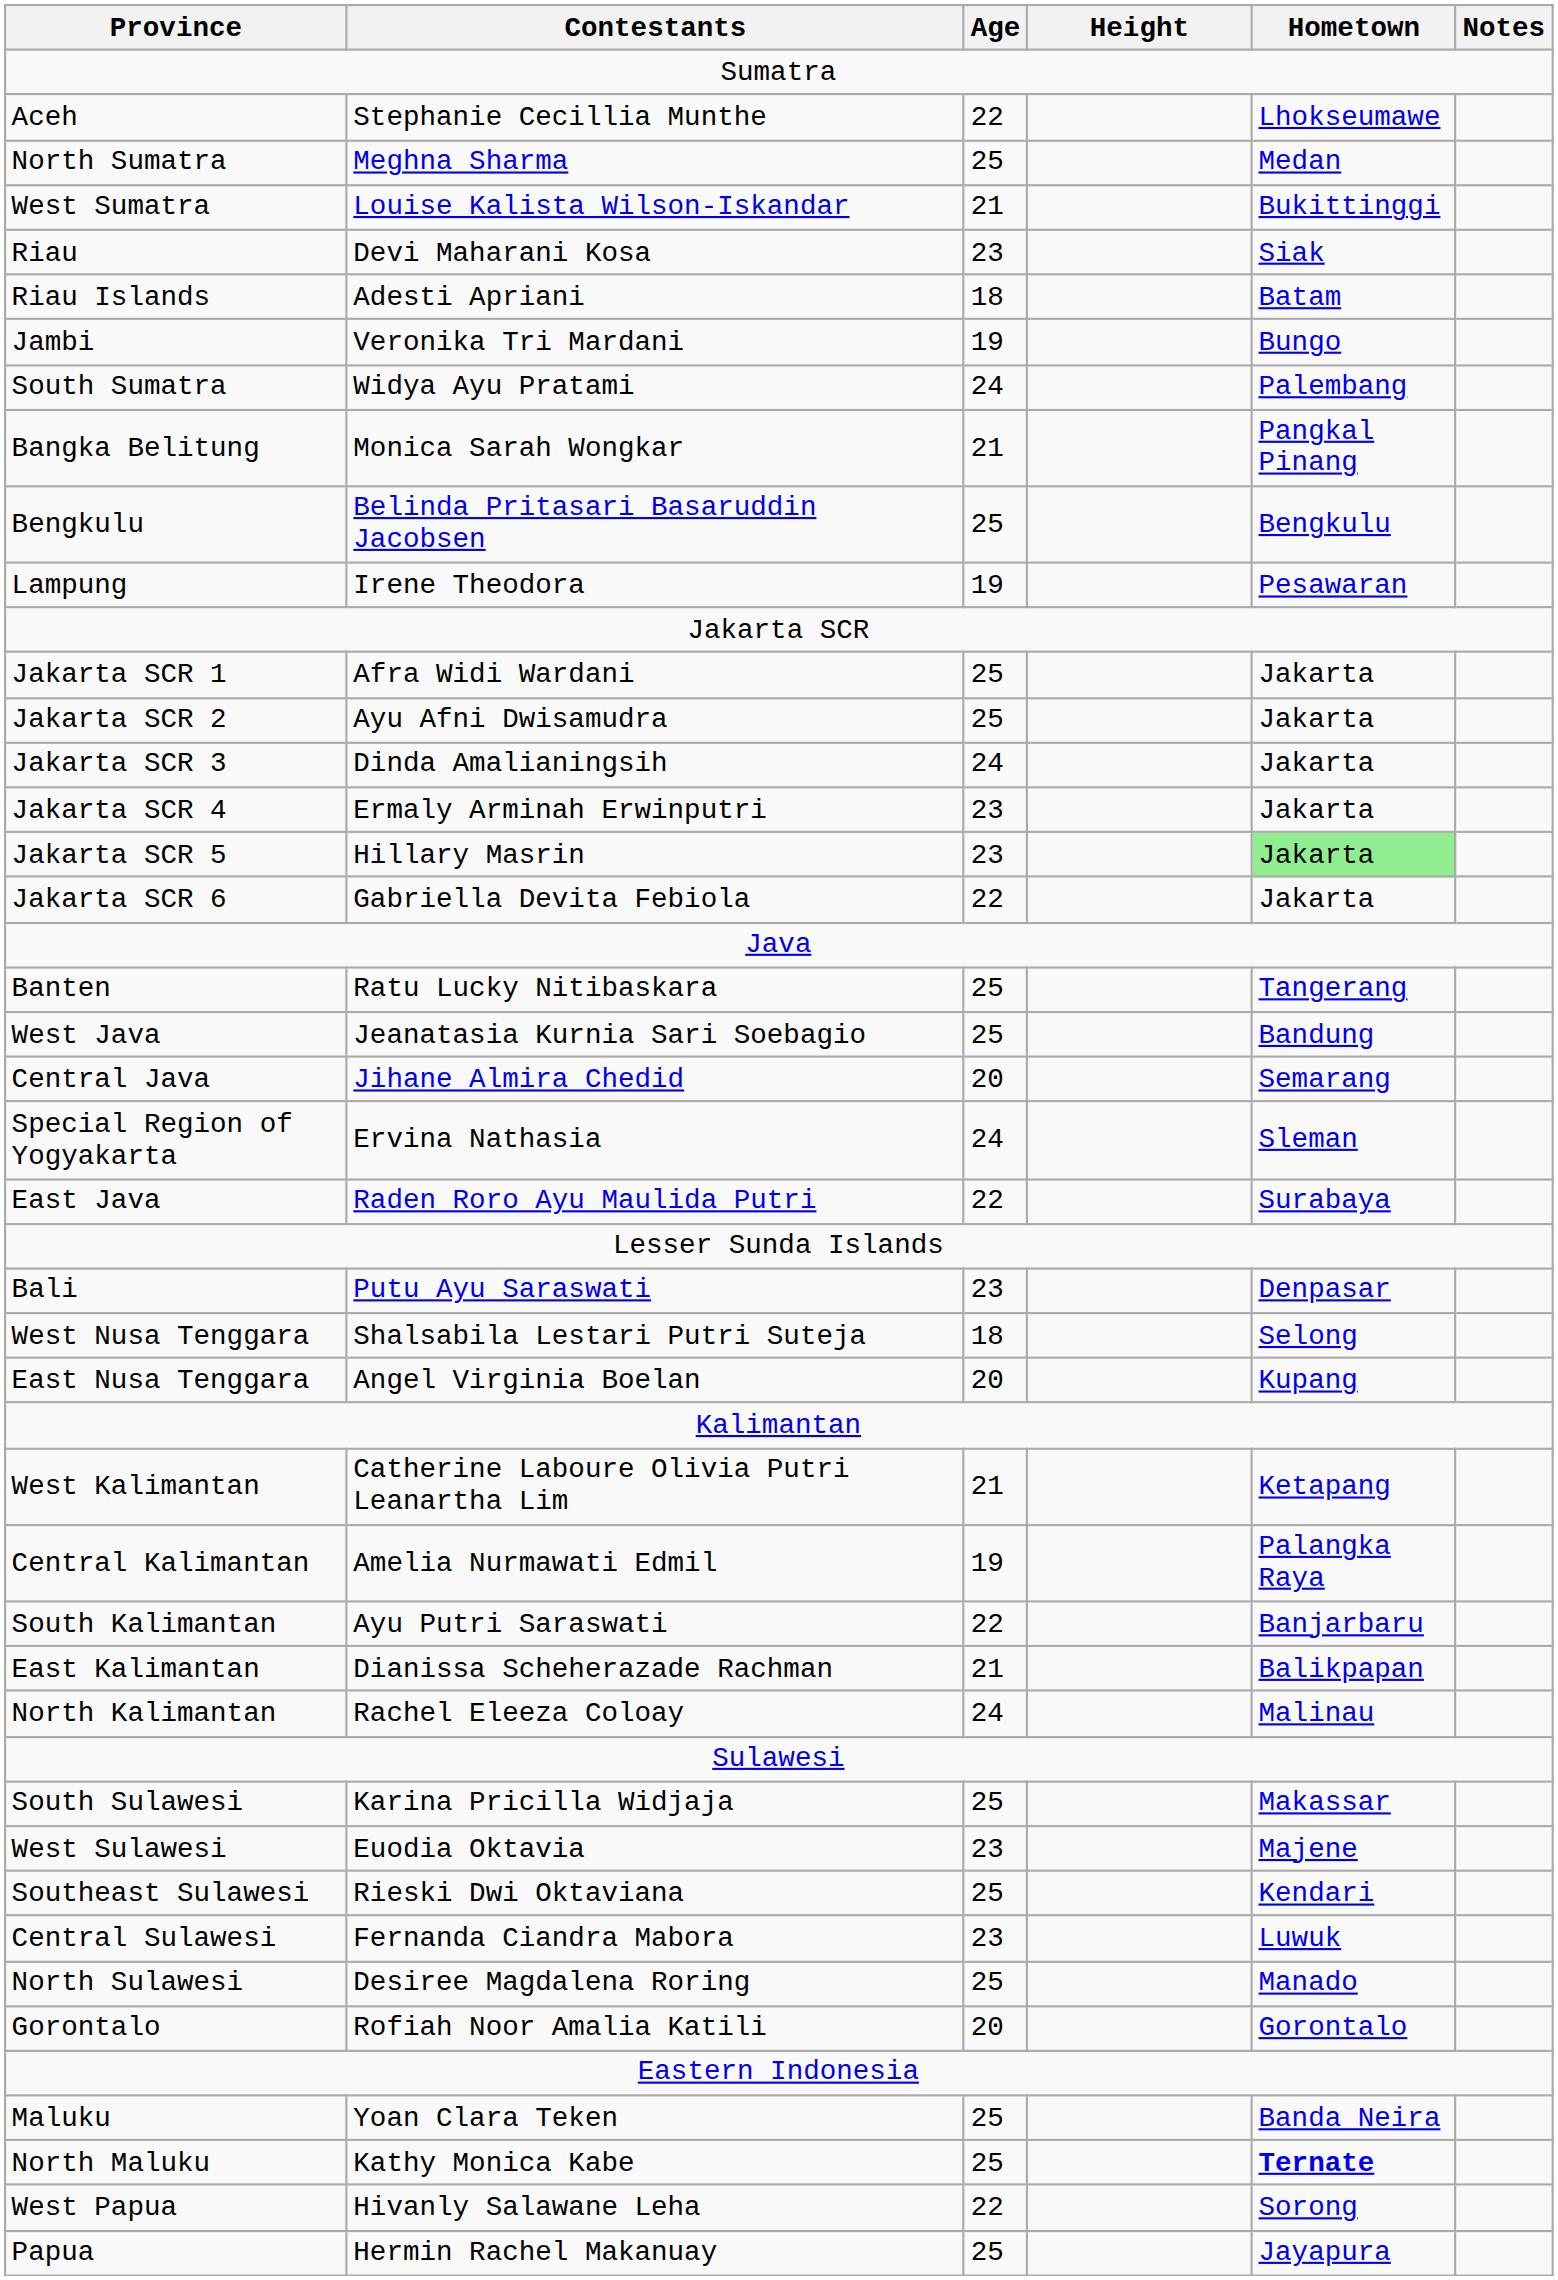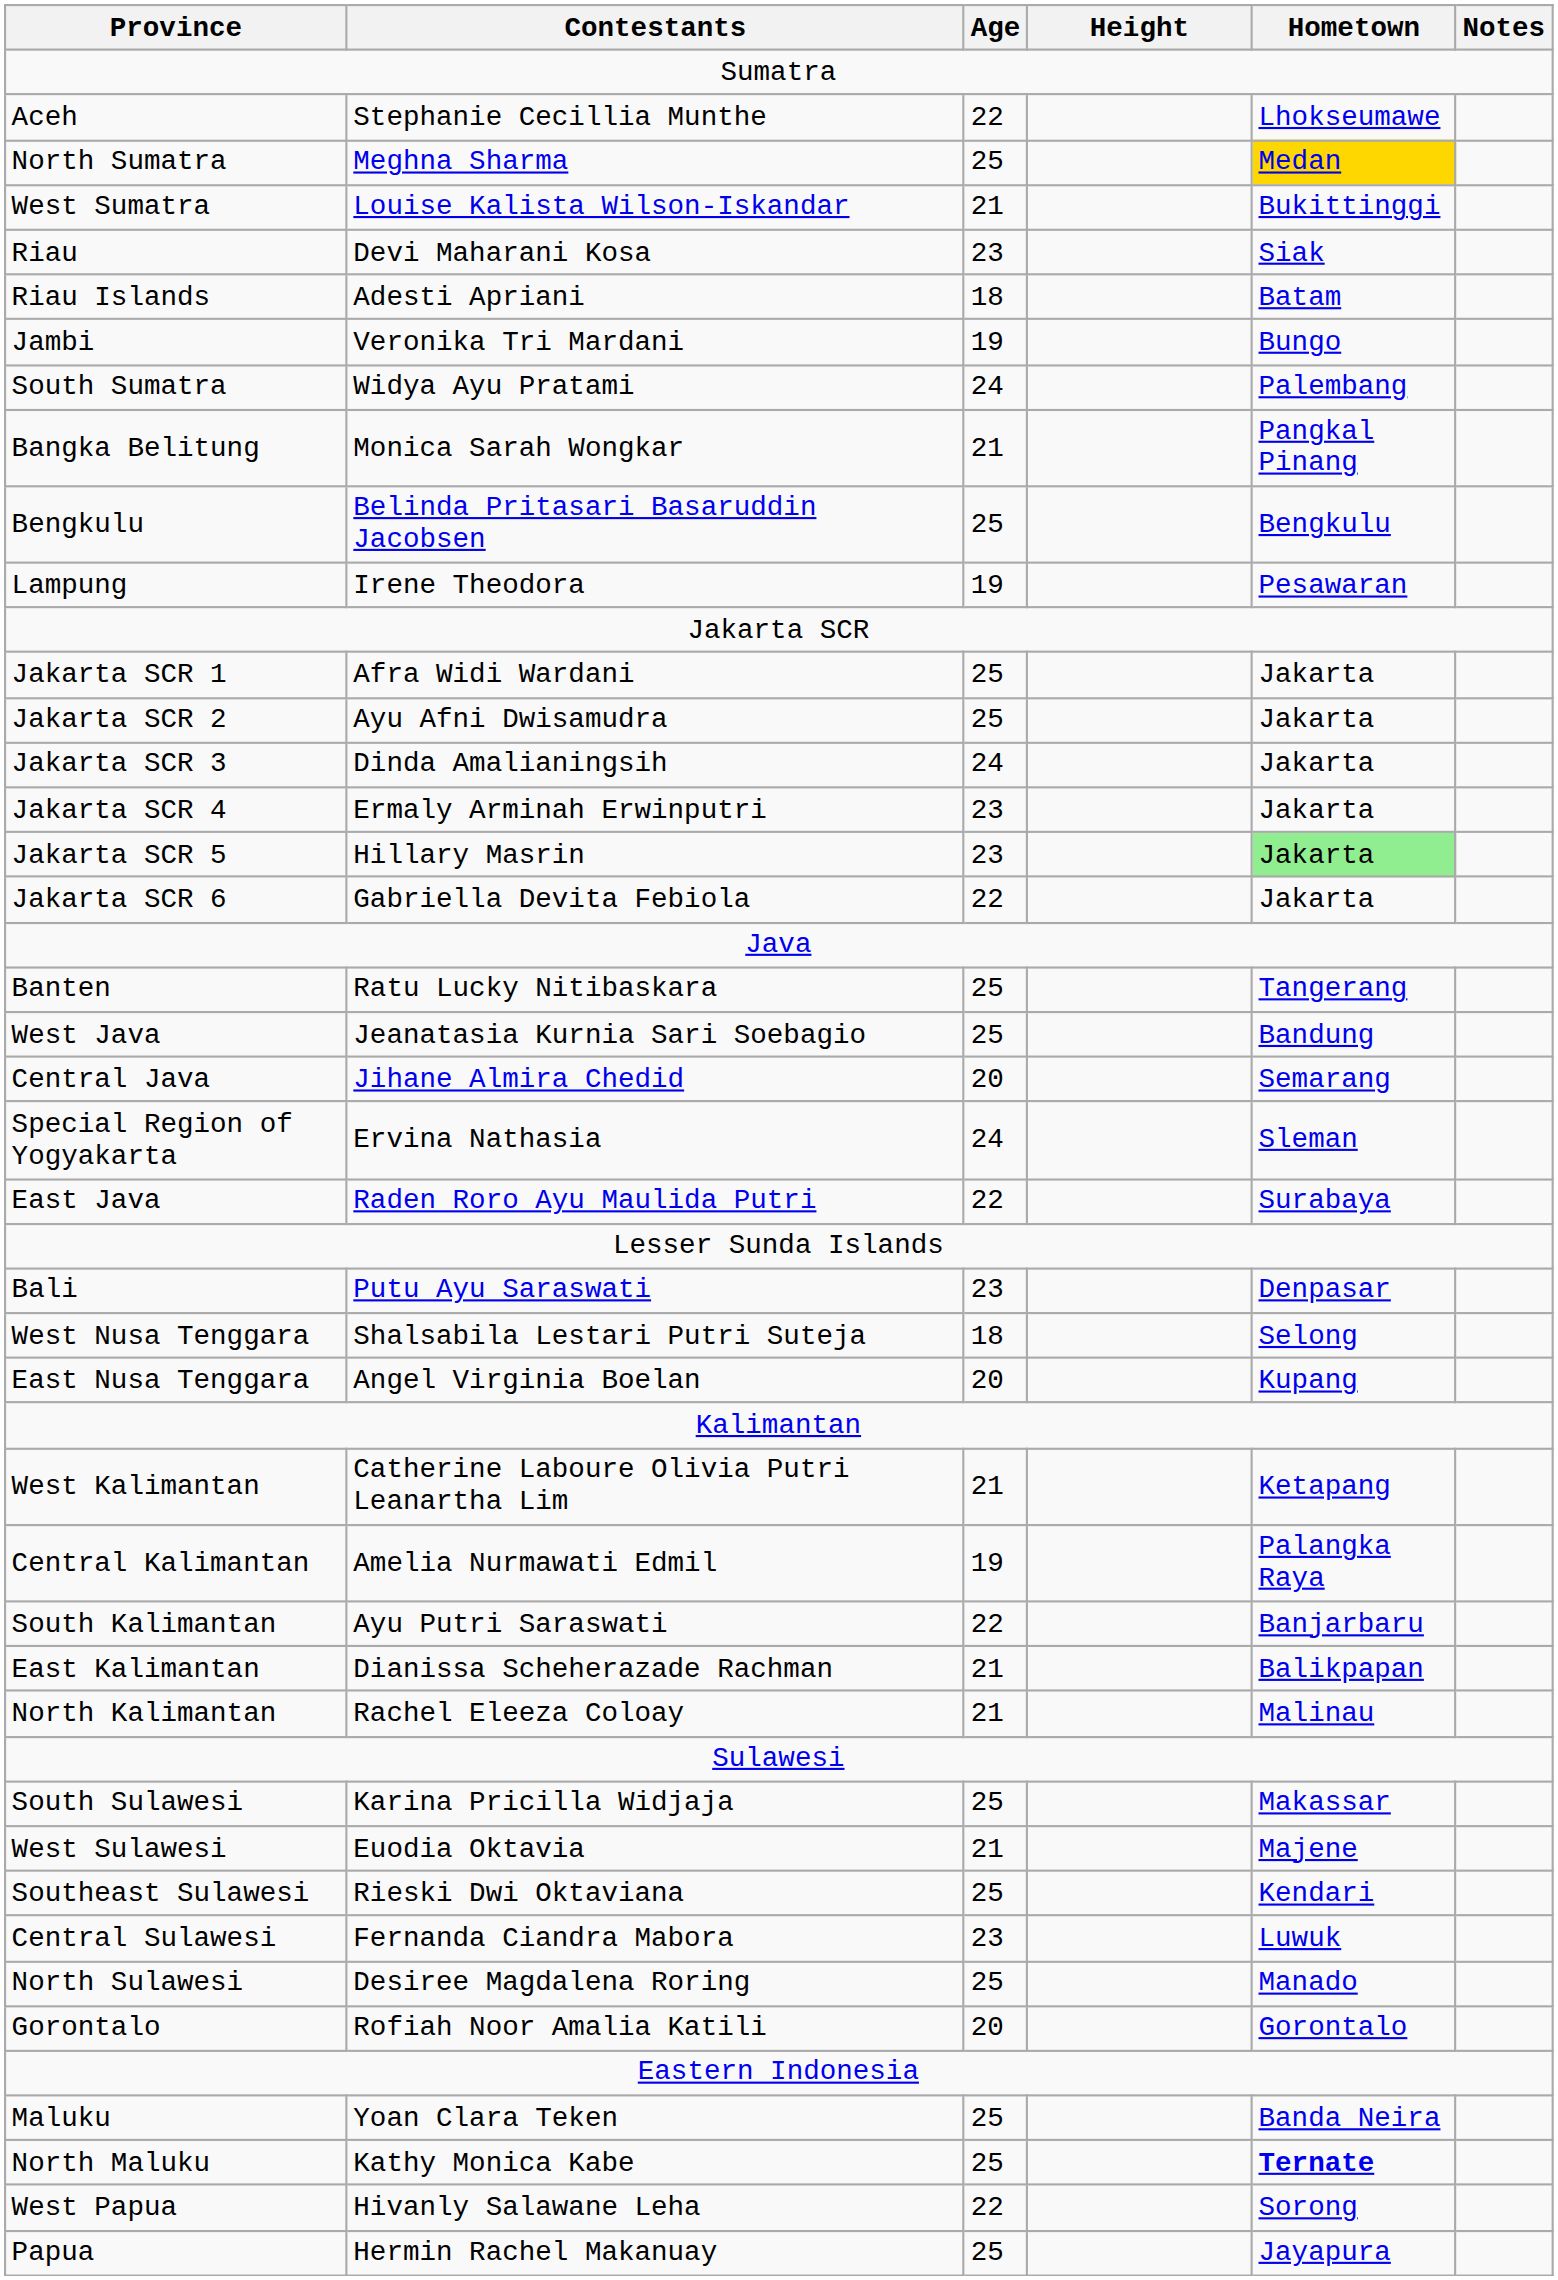(1300, 162) no background -> (1300, 162) gold background
(987, 1714) 24 -> (987, 1714) 21
(987, 1848) 23 -> (987, 1848) 21
